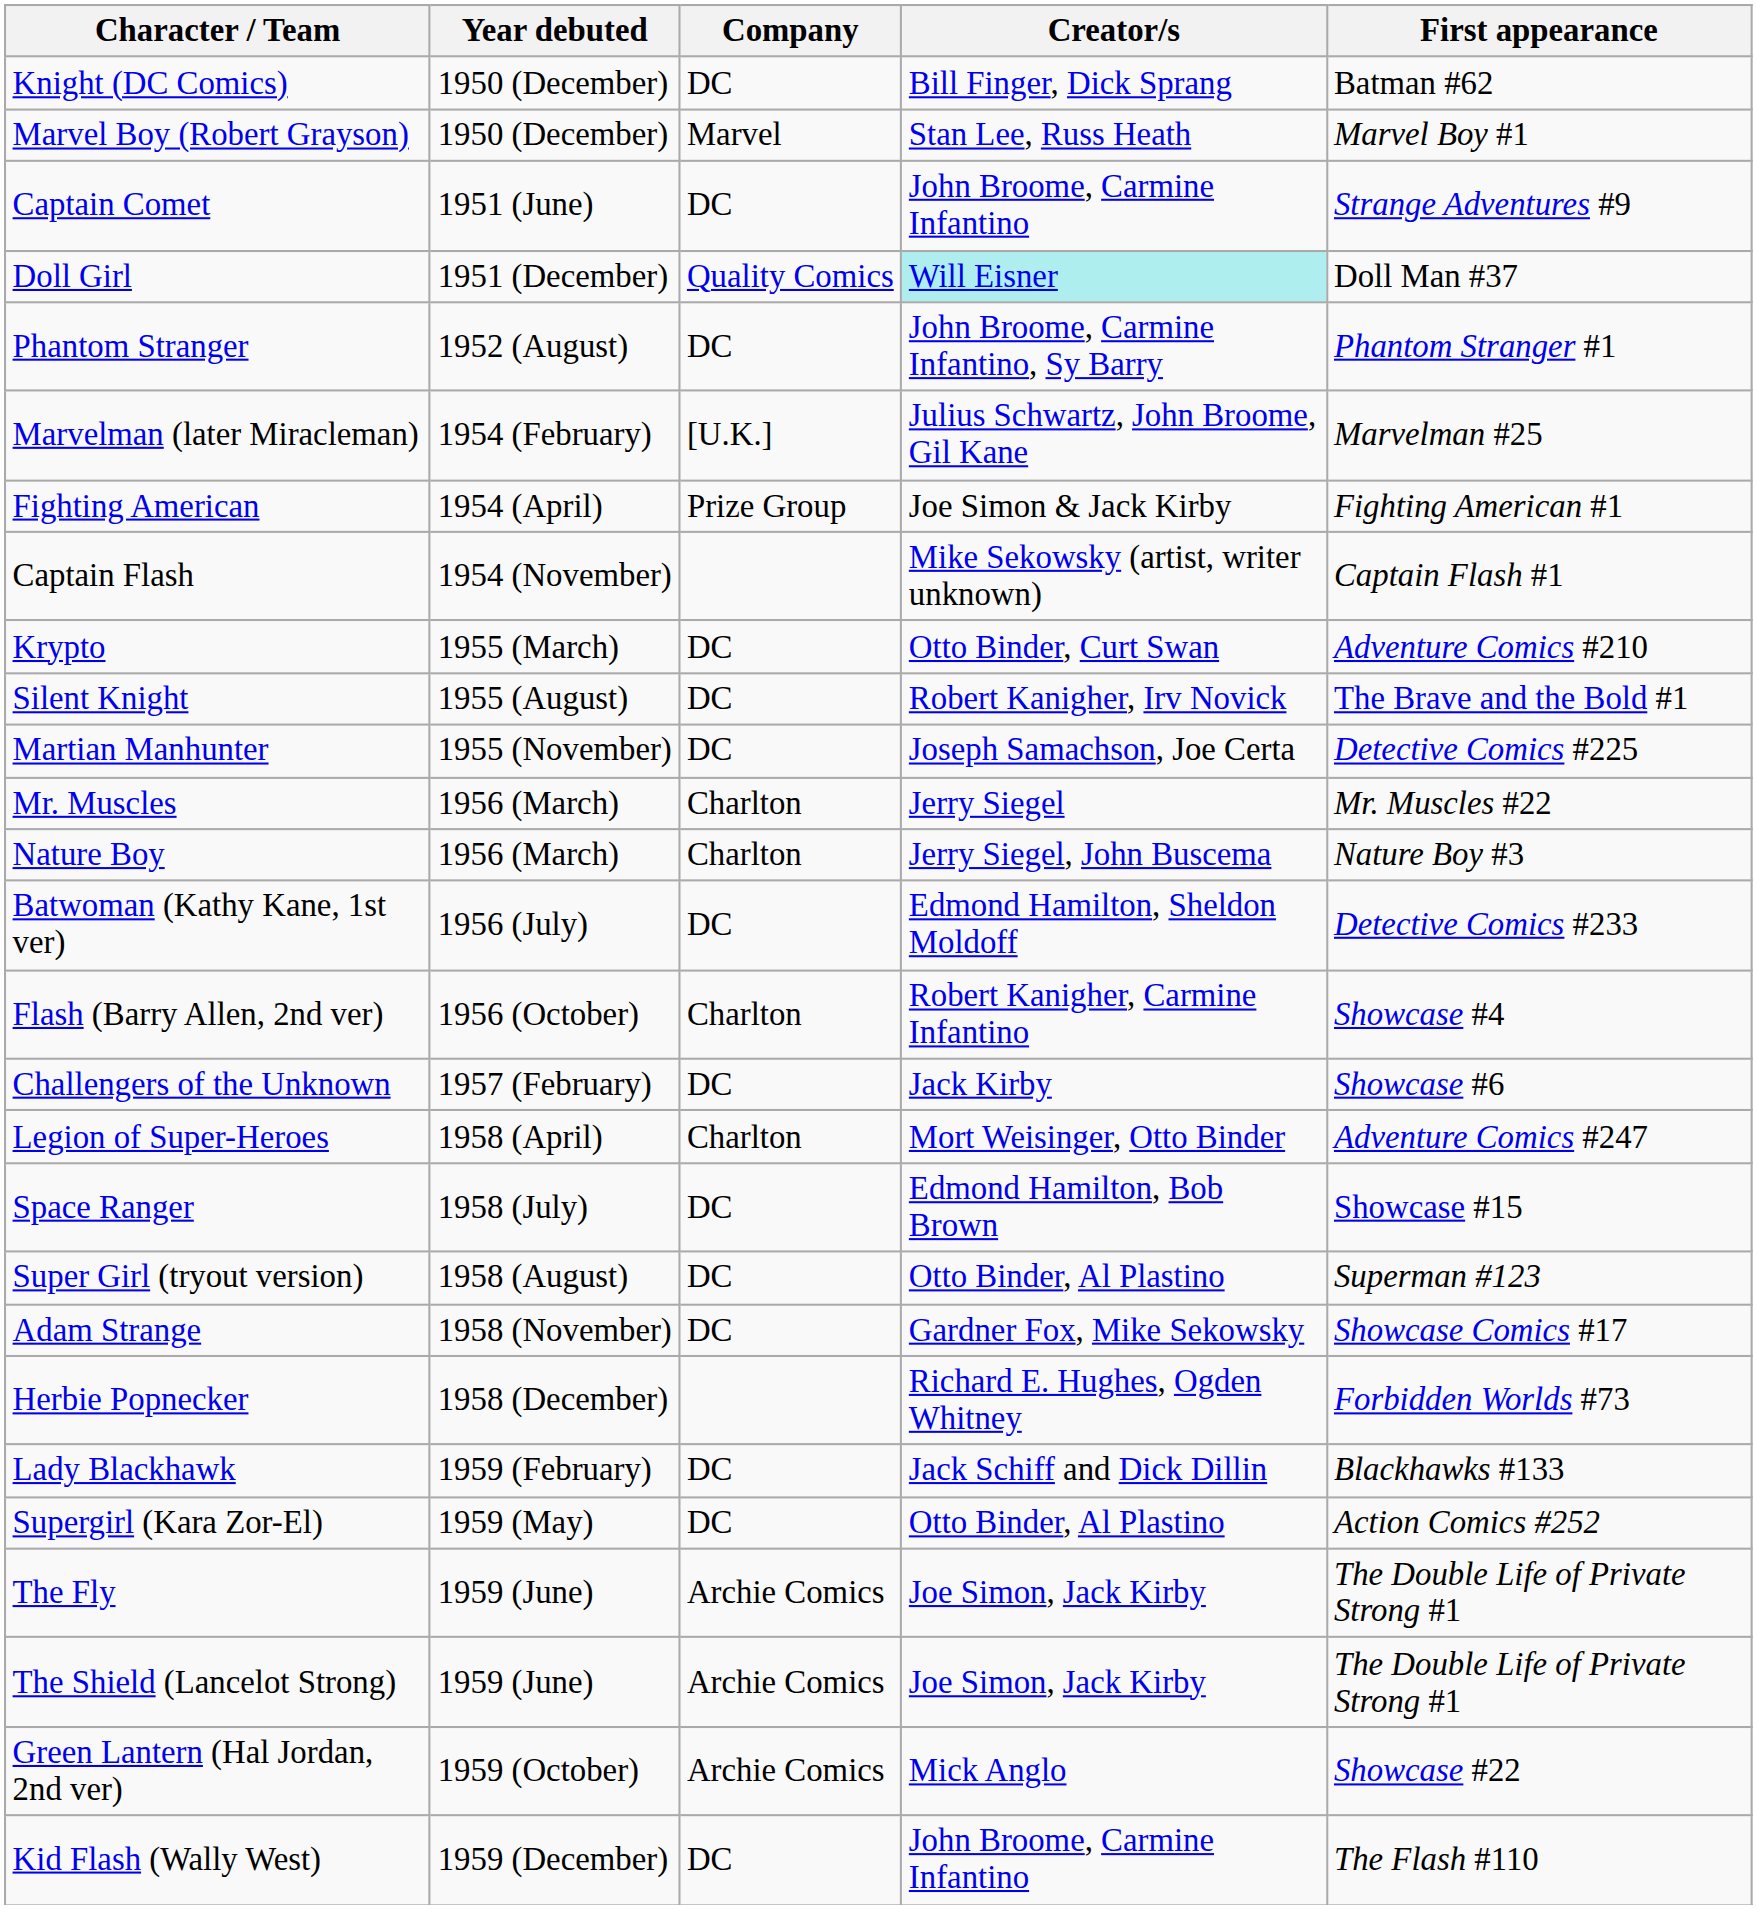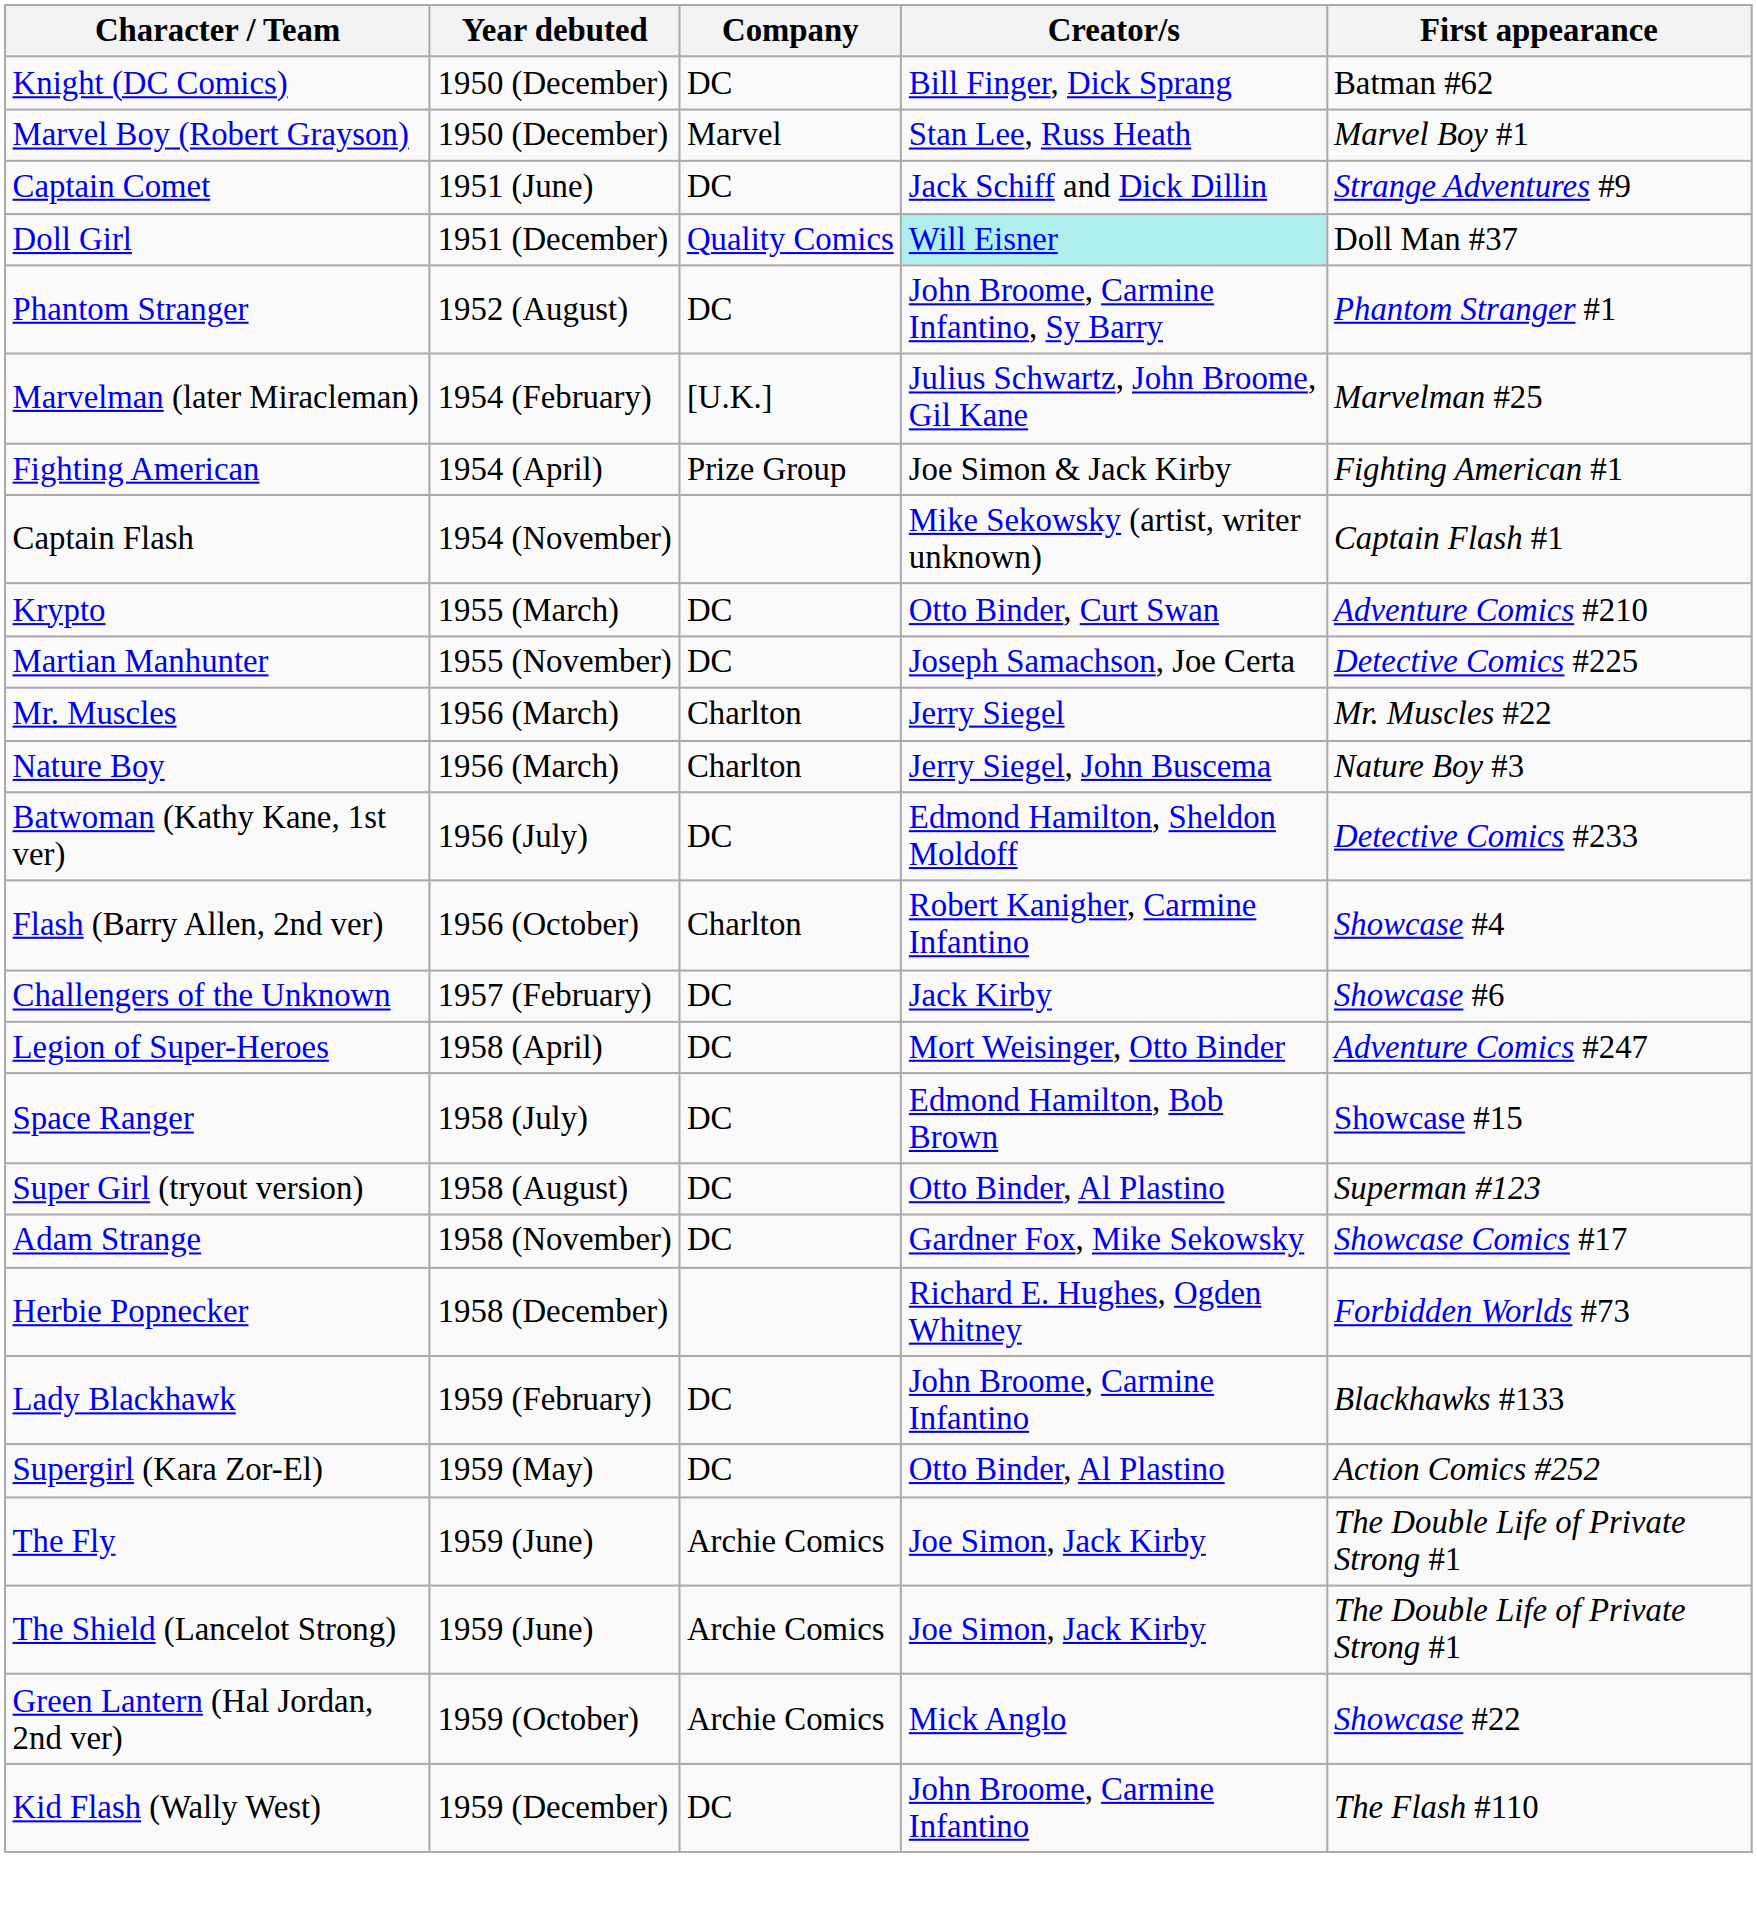(1061, 205) John Broome, Carmine Infantino -> (1088, 186) Jack Schiff and Dick Dillin
- row: (101, 698)
(744, 1136) Charlton -> (710, 1047) DC
(1088, 1470) Jack Schiff and Dick Dillin -> (1061, 1399) John Broome, Carmine Infantino
